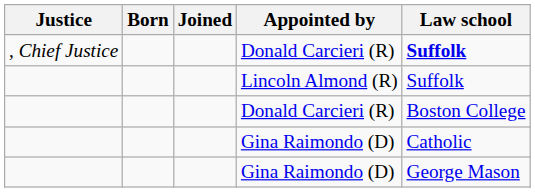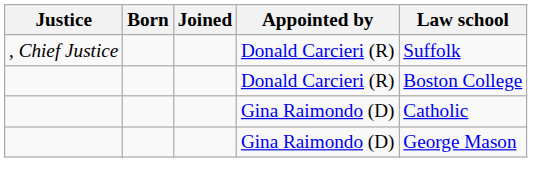(436, 50) bold -> (432, 50) normal
- row: (64, 81)
